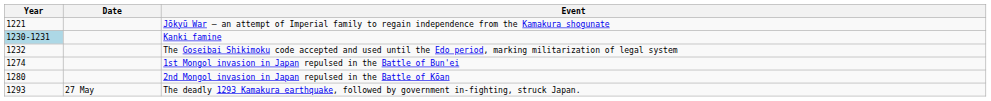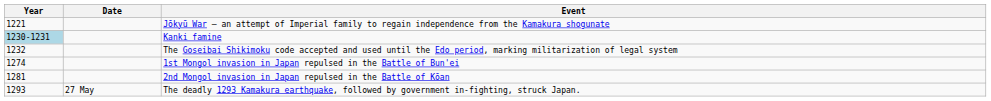(16, 77) 1280 -> (16, 77) 1281
